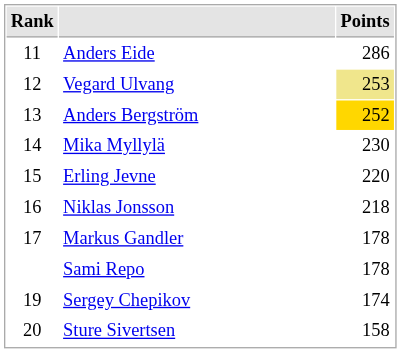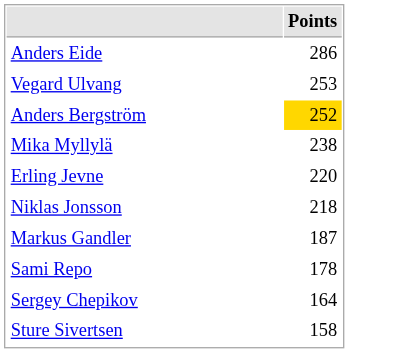- column: (32, 21)
(376, 84) khaki background -> (323, 84) no background
(376, 145) 230 -> (323, 145) 238
(376, 238) 178 -> (323, 238) 187
(376, 299) 174 -> (323, 299) 164
